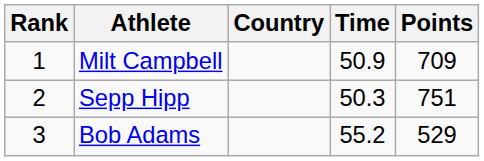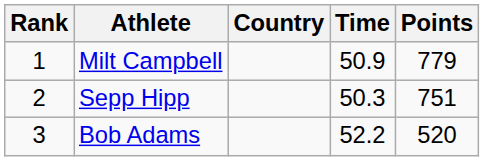(437, 60) 709 -> (437, 60) 779
(362, 135) 55.2 -> (362, 135) 52.2
(437, 135) 529 -> (437, 135) 520
